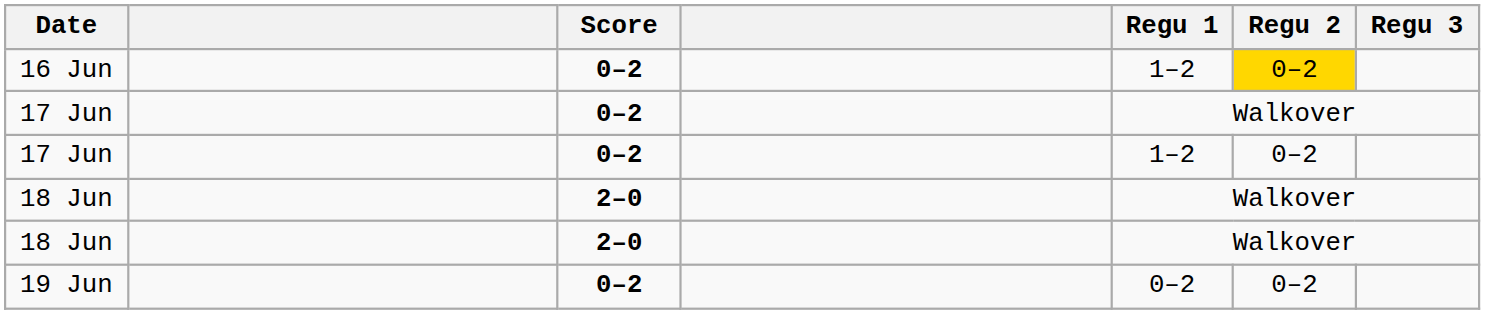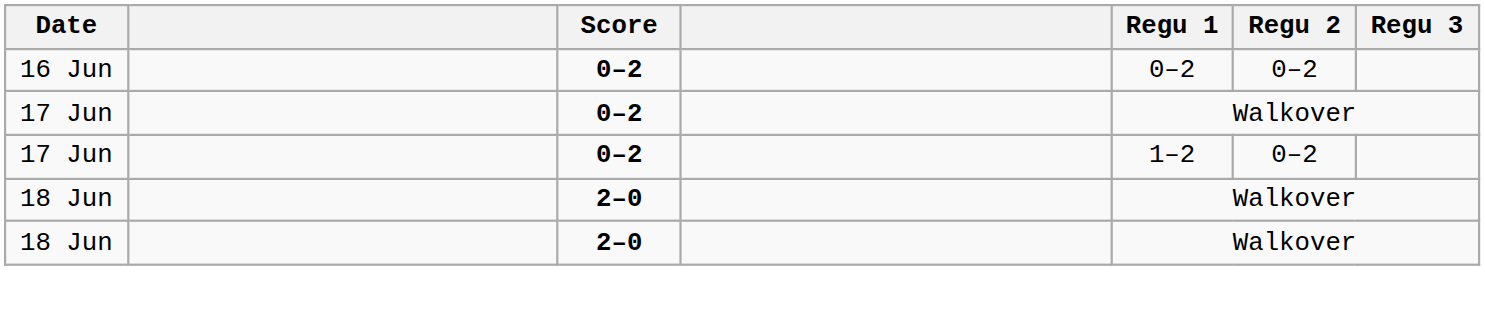(1172, 70) 1–2 -> (1172, 70) 0–2
(1295, 70) gold background -> (1295, 70) no background
- row: (66, 286)
